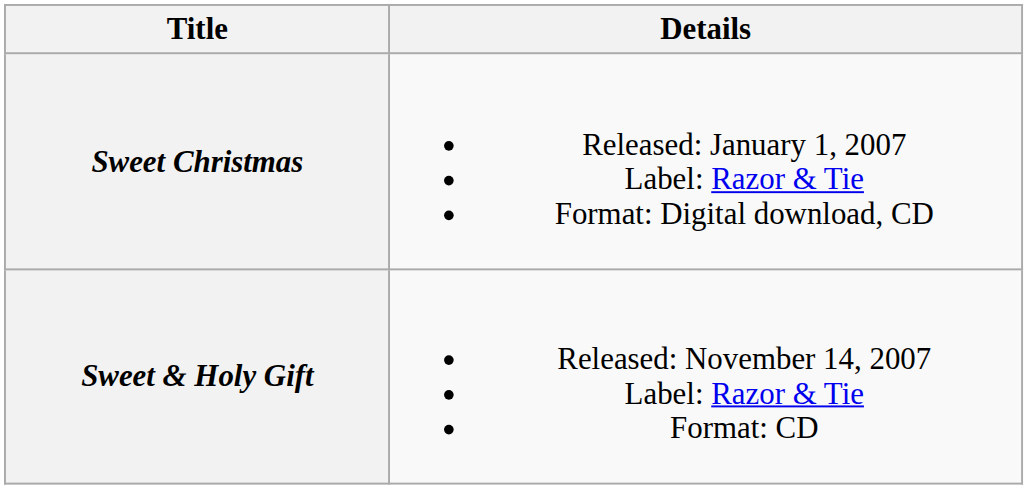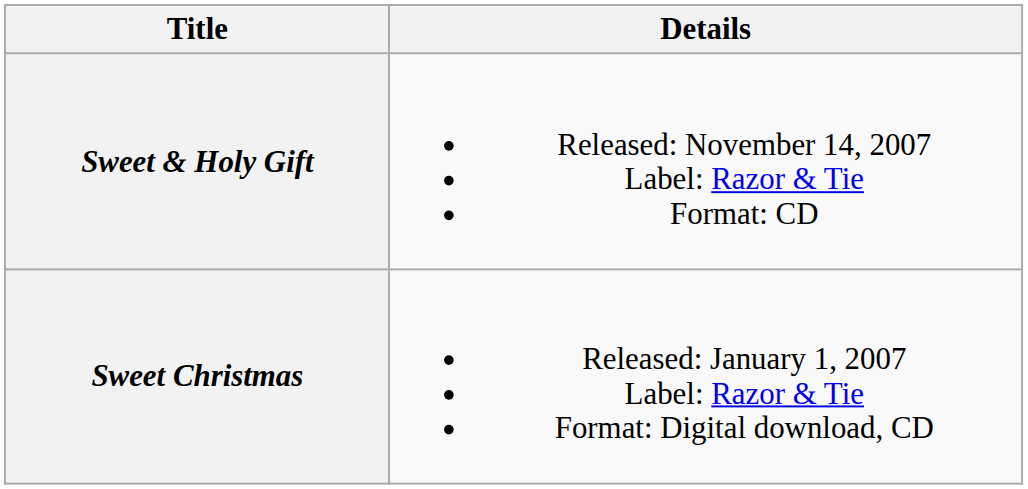rows swapped: (197, 160) <-> (197, 375)
